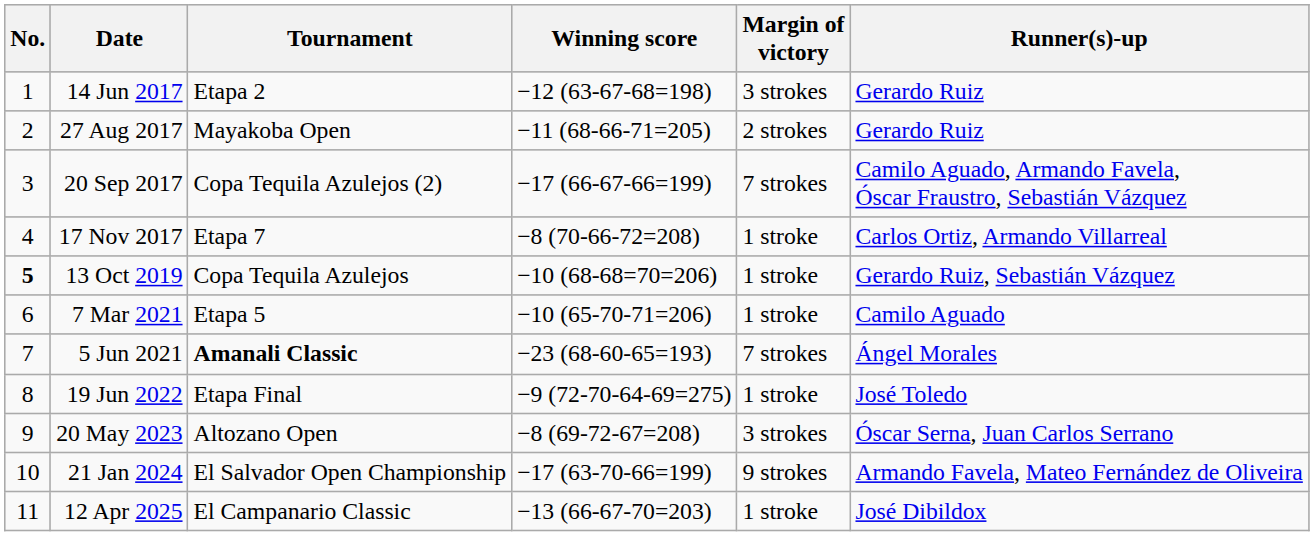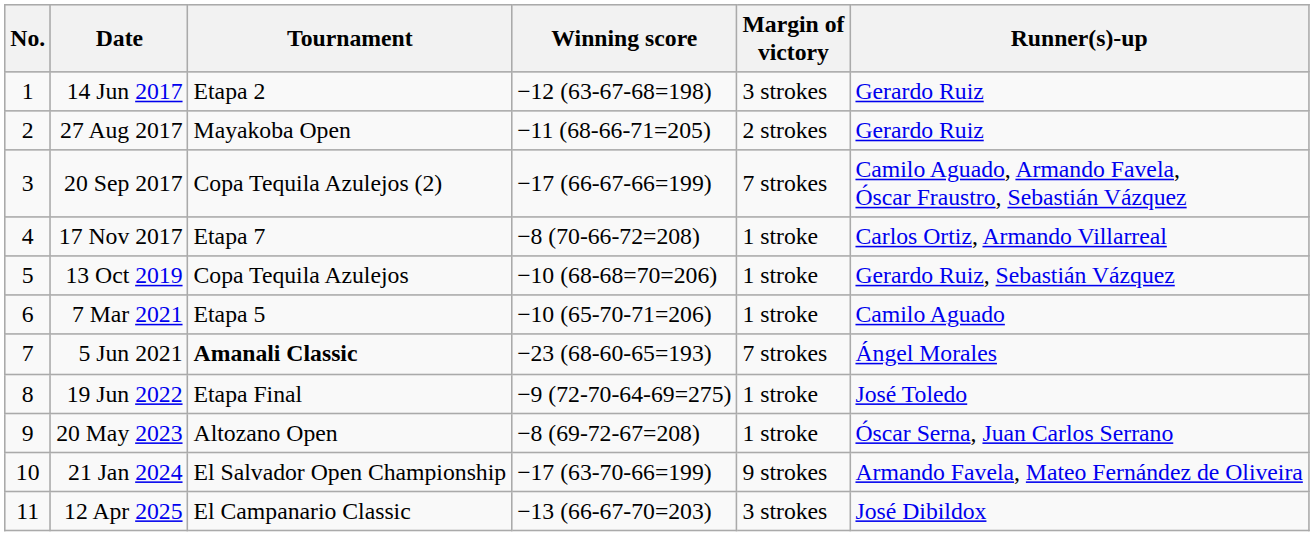(28, 275) bold -> (28, 275) normal
(785, 432) 3 strokes -> (780, 432) 1 stroke
(780, 510) 1 stroke -> (785, 510) 3 strokes
